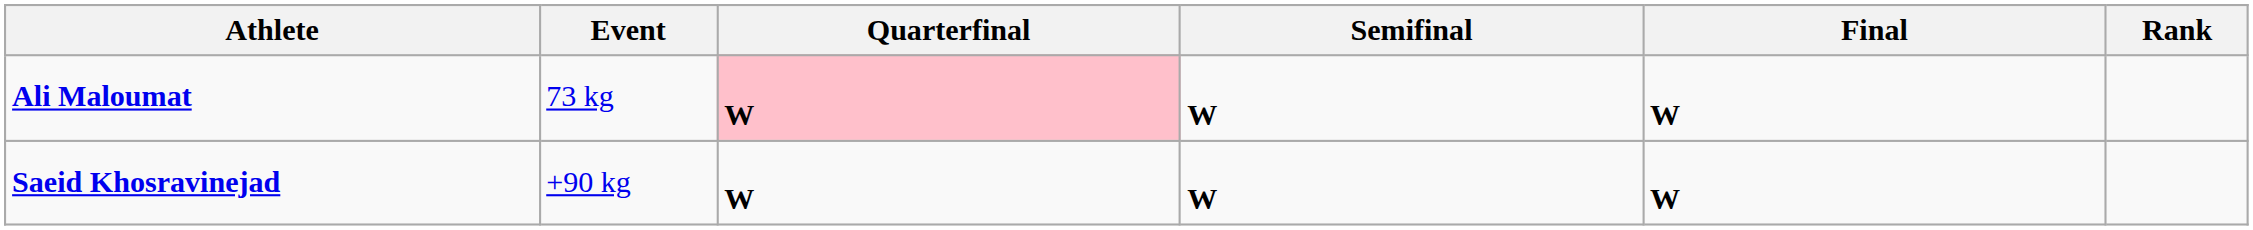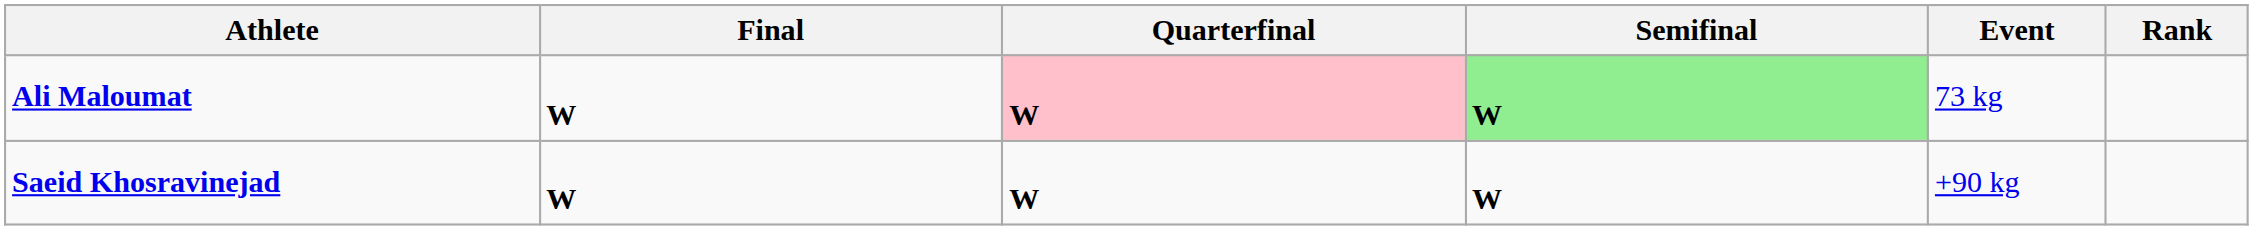columns swapped: (628, 29) <-> (1874, 29)
(1202, 114) no background -> (1487, 114) lightgreen background
